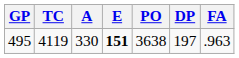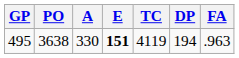columns swapped: (151, 16) <-> (53, 16)
(185, 41) 197 -> (185, 41) 194
